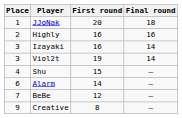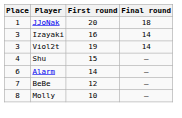- row: (46, 35)
+ row: (44, 96)
- row: (51, 108)
